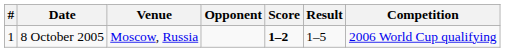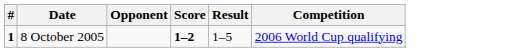- column: (154, 15)
(11, 36) normal -> (11, 36) bold
